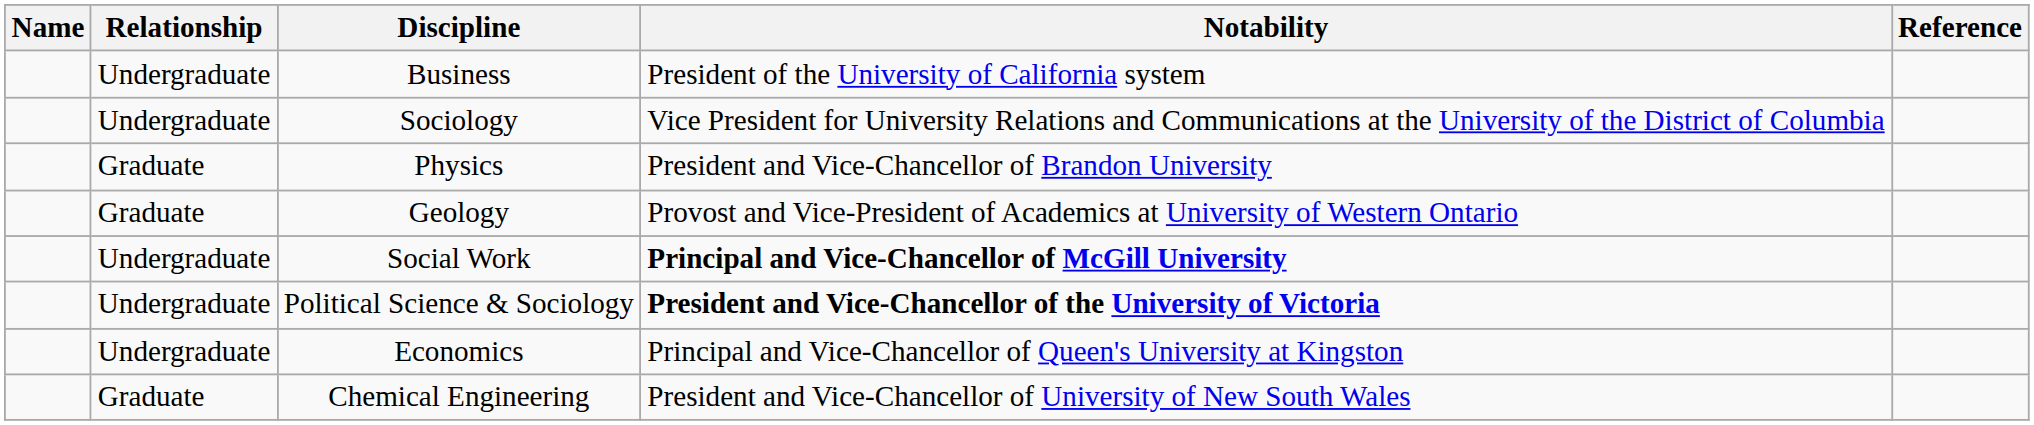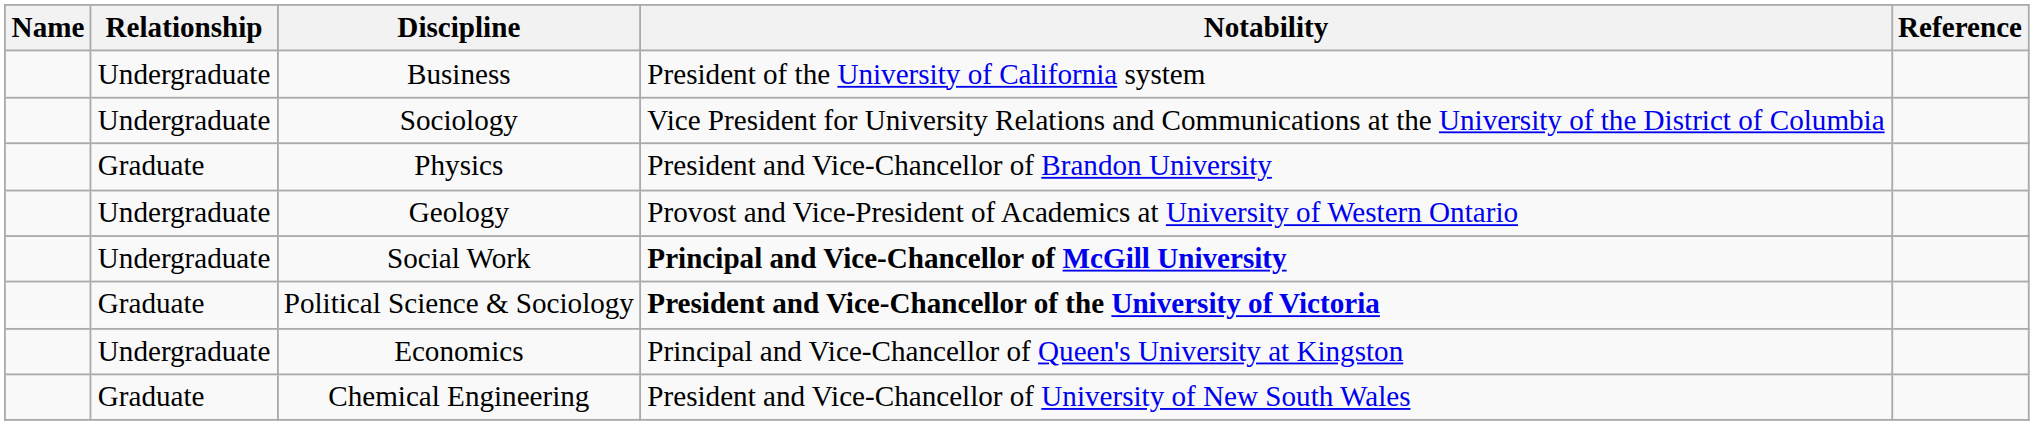(151, 212) Graduate -> (184, 212) Undergraduate
(184, 304) Undergraduate -> (151, 304) Graduate
